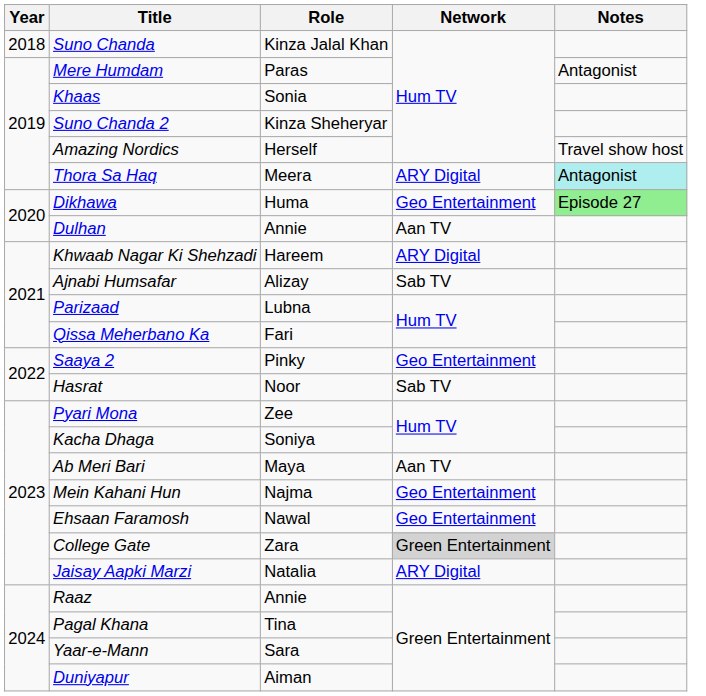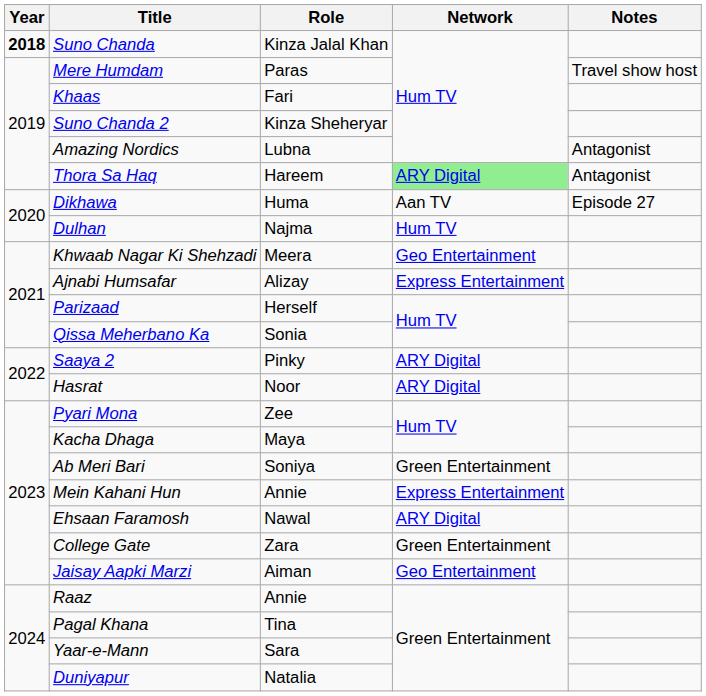(27, 44) normal -> (27, 44) bold
(597, 70) Antagonist -> (634, 70) Travel show host
(286, 96) Sonia -> (279, 96) Fari
(291, 149) Herself -> (287, 149) Lubna
(621, 149) Travel show host -> (611, 149) Antagonist
(288, 176) Meera -> (294, 176) Hareem
(438, 176) no background -> (438, 176) lightgreen background
(597, 176) paleturquoise background -> (611, 176) no background
(466, 202) Geo Entertainment -> (423, 202) Aan TV
(600, 202) lightgreen background -> (613, 202) no background
(286, 228) Annie -> (288, 228) Najma
(423, 228) Aan TV -> (426, 228) Hum TV
(294, 255) Hareem -> (288, 255) Meera
(438, 255) ARY Digital -> (466, 255) Geo Entertainment
(423, 281) Sab TV -> (480, 281) Express Entertainment
(287, 307) Lubna -> (291, 307) Herself
(279, 334) Fari -> (286, 334) Sonia
(466, 360) Geo Entertainment -> (438, 360) ARY Digital
(423, 387) Sab TV -> (438, 387) ARY Digital
(290, 439) Soniya -> (285, 439) Maya
(285, 466) Maya -> (290, 466) Soniya
(423, 466) Aan TV -> (473, 466) Green Entertainment
(288, 492) Najma -> (286, 492) Annie
(466, 492) Geo Entertainment -> (480, 492) Express Entertainment
(466, 519) Geo Entertainment -> (438, 519) ARY Digital
(473, 545) lightgrey background -> (473, 545) no background
(290, 571) Natalia -> (288, 571) Aiman
(438, 571) ARY Digital -> (466, 571) Geo Entertainment
(288, 677) Aiman -> (290, 677) Natalia
